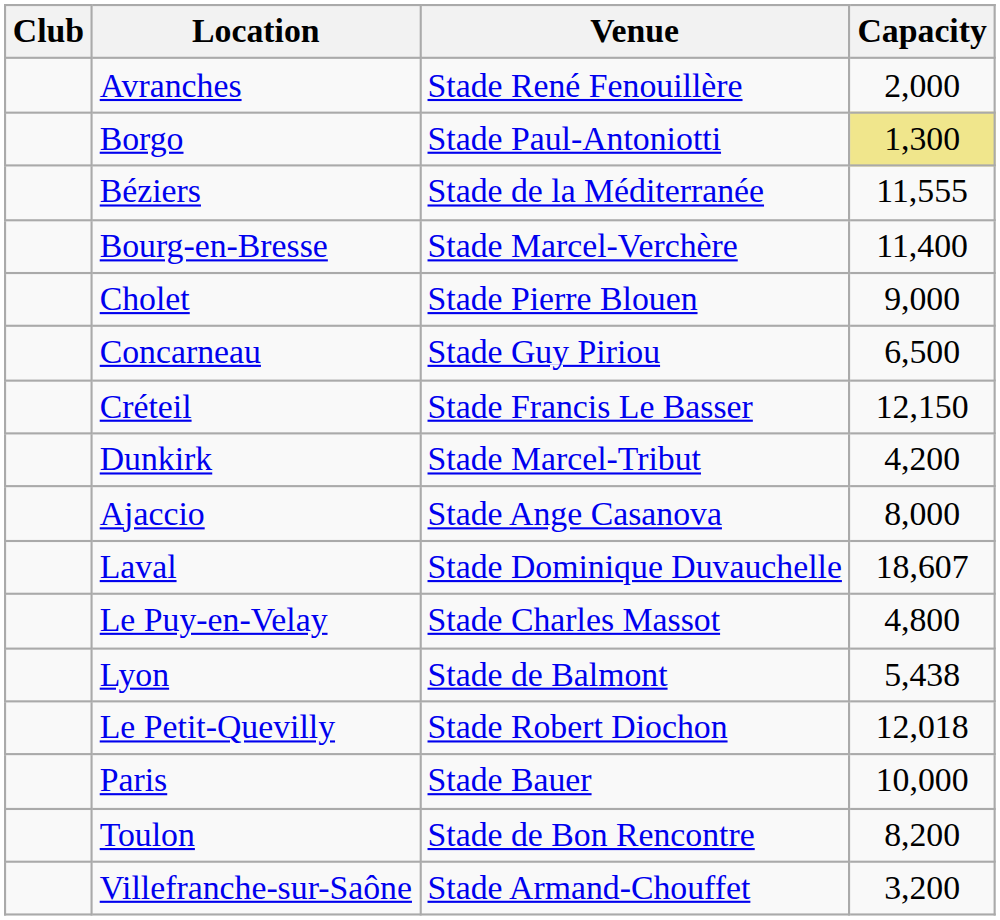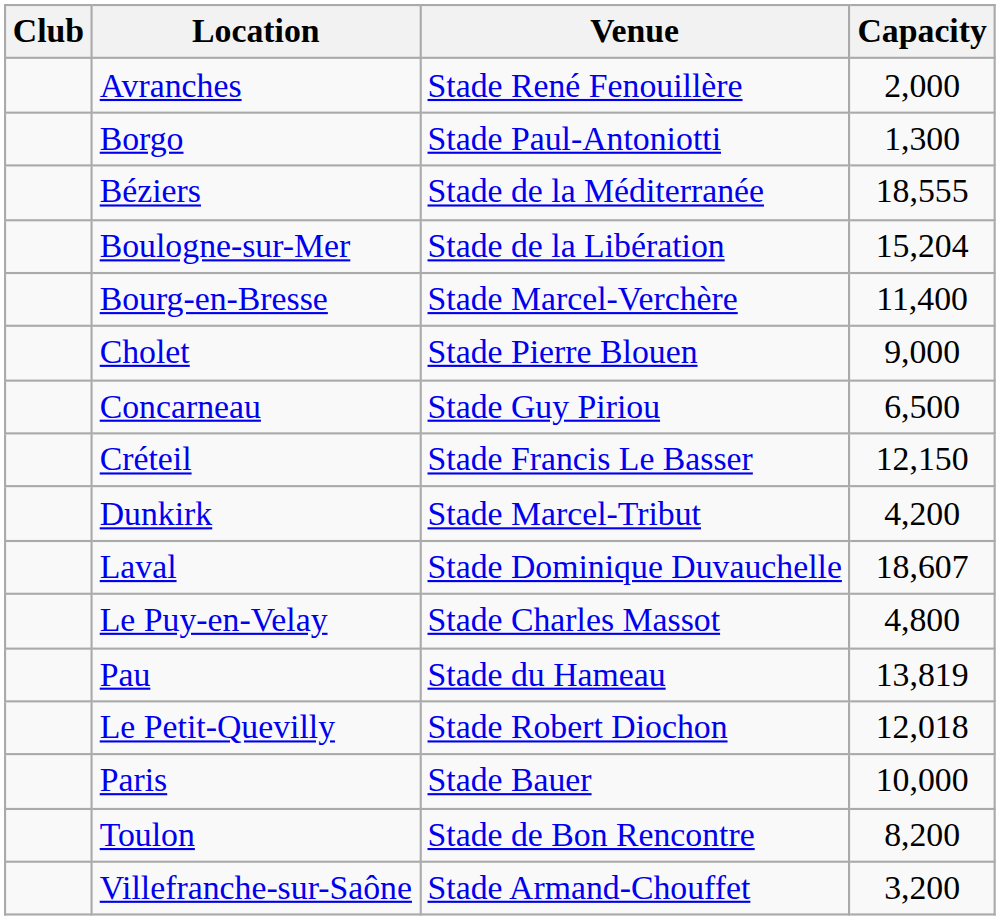(922, 138) khaki background -> (922, 138) no background
(922, 191) 11,555 -> (922, 191) 18,555
+ row: (225, 245)
- row: (152, 513)
- row: (134, 673)
+ row: (125, 673)
